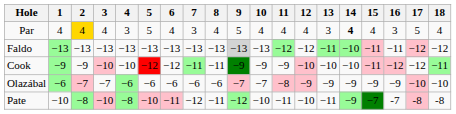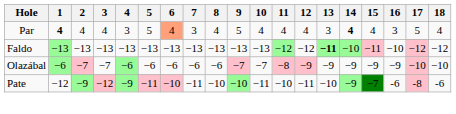(60, 30) normal -> (60, 30) bold
(82, 30) gold background -> (82, 30) no background
(172, 30) no background -> (172, 30) lightsalmon background
(239, 48) lightgrey background -> (239, 48) no background
(328, 48) normal -> (328, 48) bold
(395, 48) −11 -> (395, 48) −10
- row: (19, 65)
(60, 100) −10 -> (60, 83) −12
(82, 100) −8 -> (82, 83) −9
(105, 100) −10 -> (105, 83) −12
(127, 100) −8 -> (127, 83) −9
(149, 100) −10 -> (149, 83) −11
(172, 100) −11 -> (172, 83) −10
(194, 100) −12 -> (194, 83) −11
(216, 100) −11 -> (216, 83) −10
(239, 100) −12 -> (239, 83) −10
(261, 100) −10 -> (261, 83) −11
(283, 100) −11 -> (283, 83) −10
(306, 100) −10 -> (306, 83) −11
(328, 100) −11 -> (328, 83) −10
(395, 100) -7 -> (395, 83) -6
(440, 100) -8 -> (440, 83) -6
